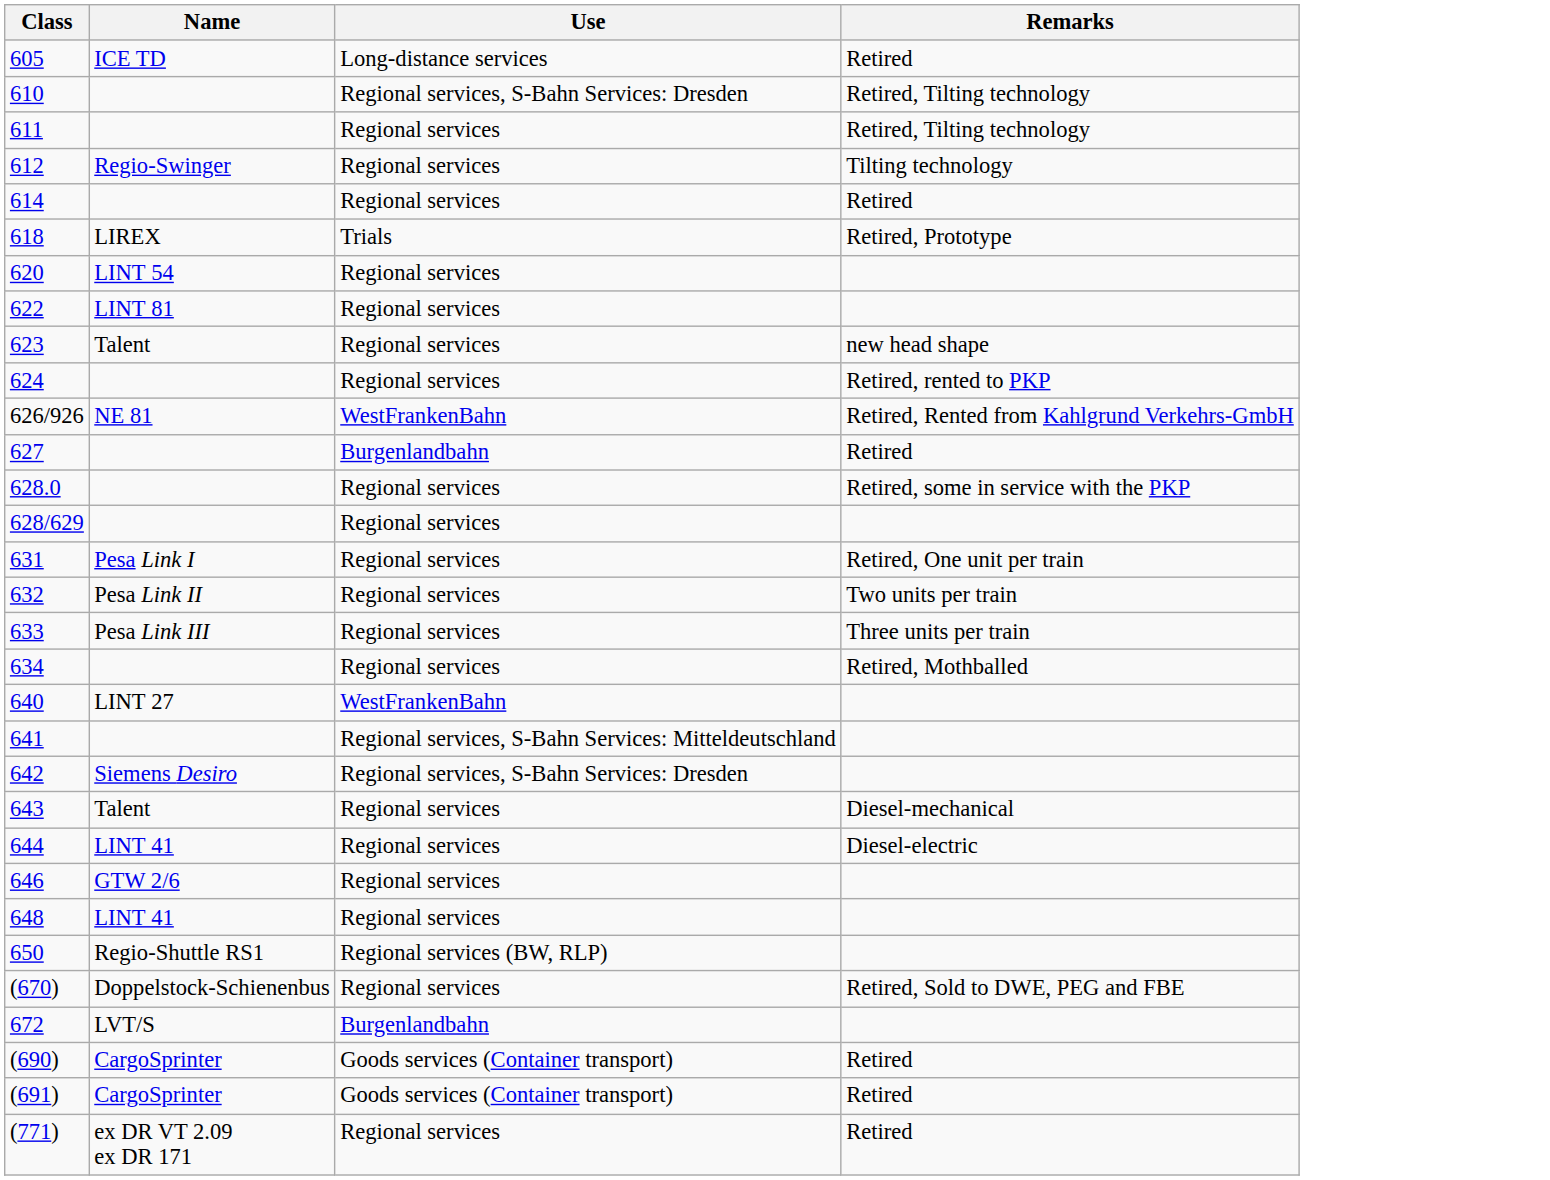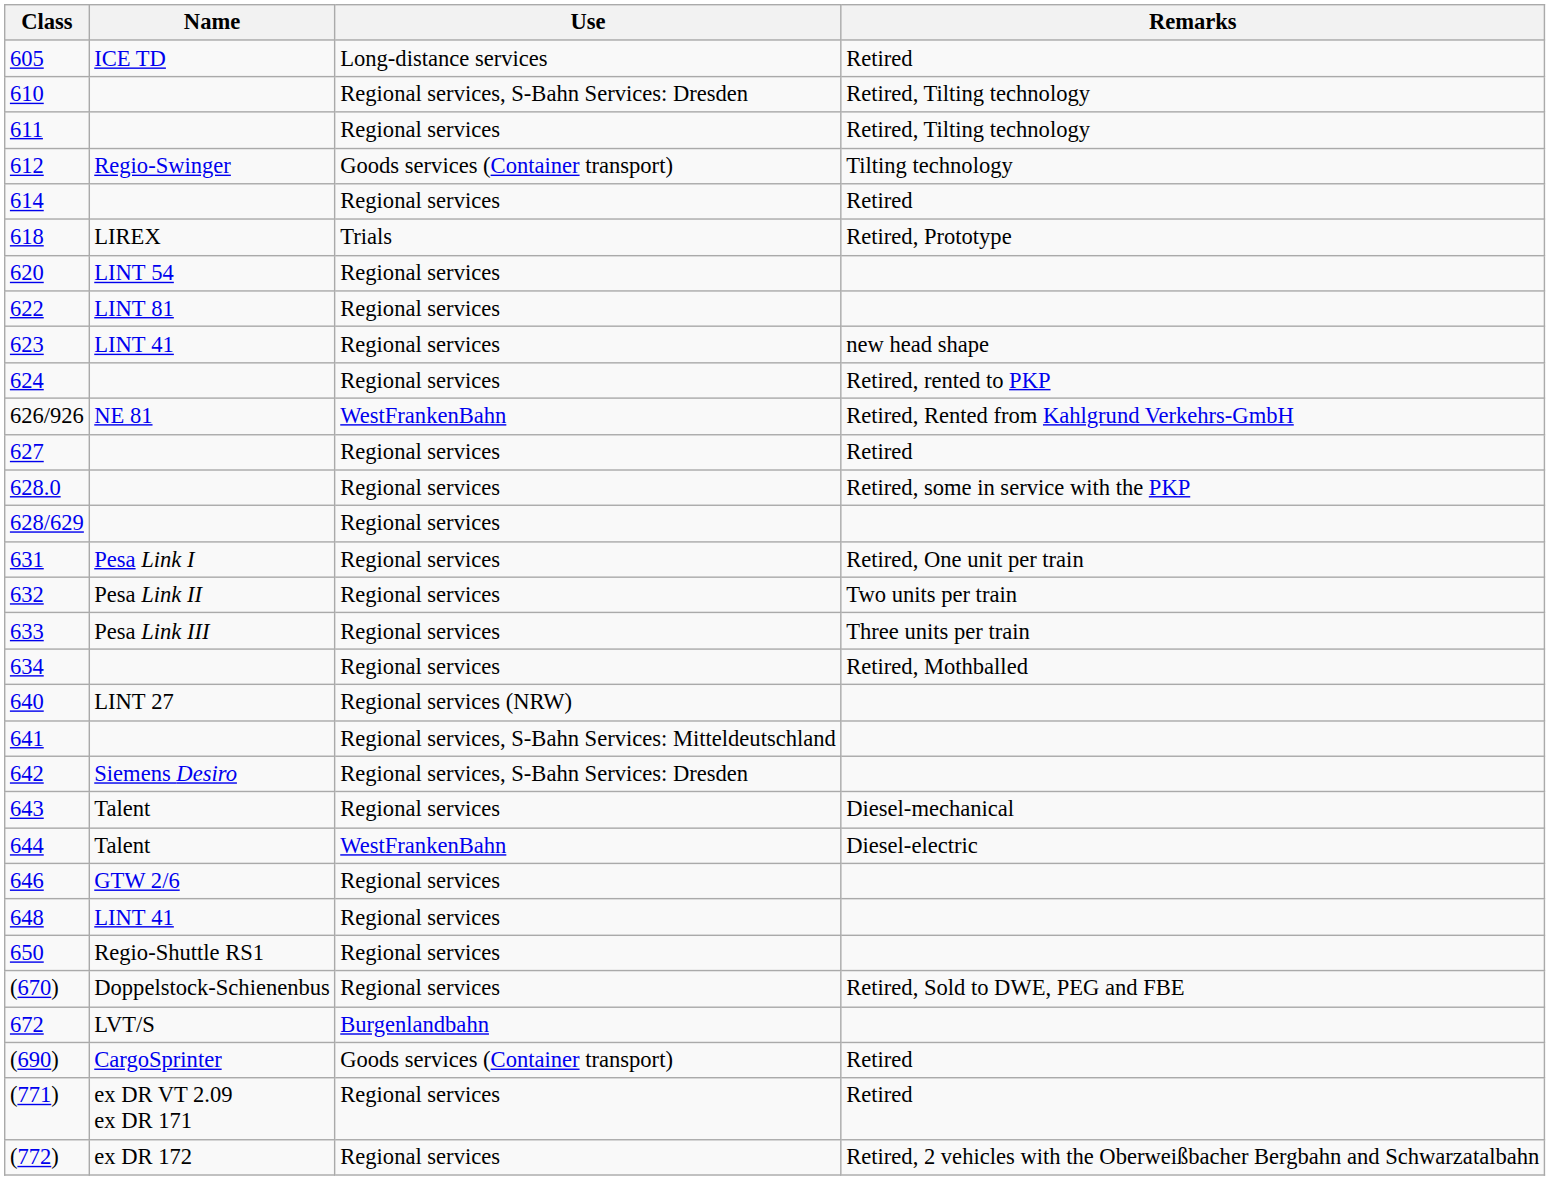(420, 165) Regional services -> (507, 165) Goods services (Container transport)
(122, 344) Talent -> (134, 344) LINT 41
(415, 451) Burgenlandbahn -> (420, 451) Regional services
(423, 702) WestFrankenBahn -> (456, 702) Regional services (NRW)
(134, 845) LINT 41 -> (122, 845) Talent
(420, 845) Regional services -> (423, 845) WestFrankenBahn
(474, 952) Regional services (BW, RLP) -> (420, 952) Regional services
- row: (34, 1095)
+ row: (34, 1156)
